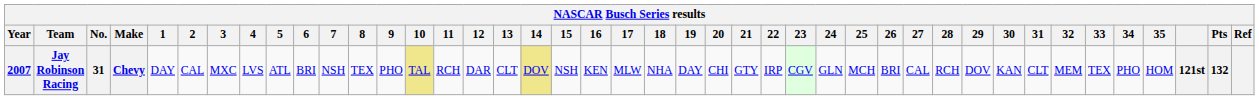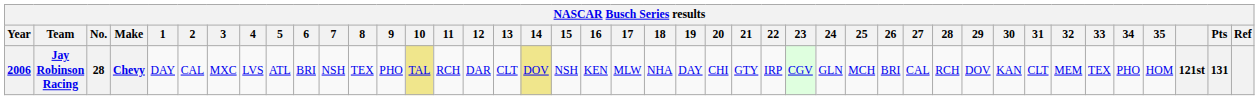(19, 70) 2007 -> (19, 70) 2006
(99, 70) 31 -> (99, 70) 28
(1219, 70) 132 -> (1219, 70) 131
